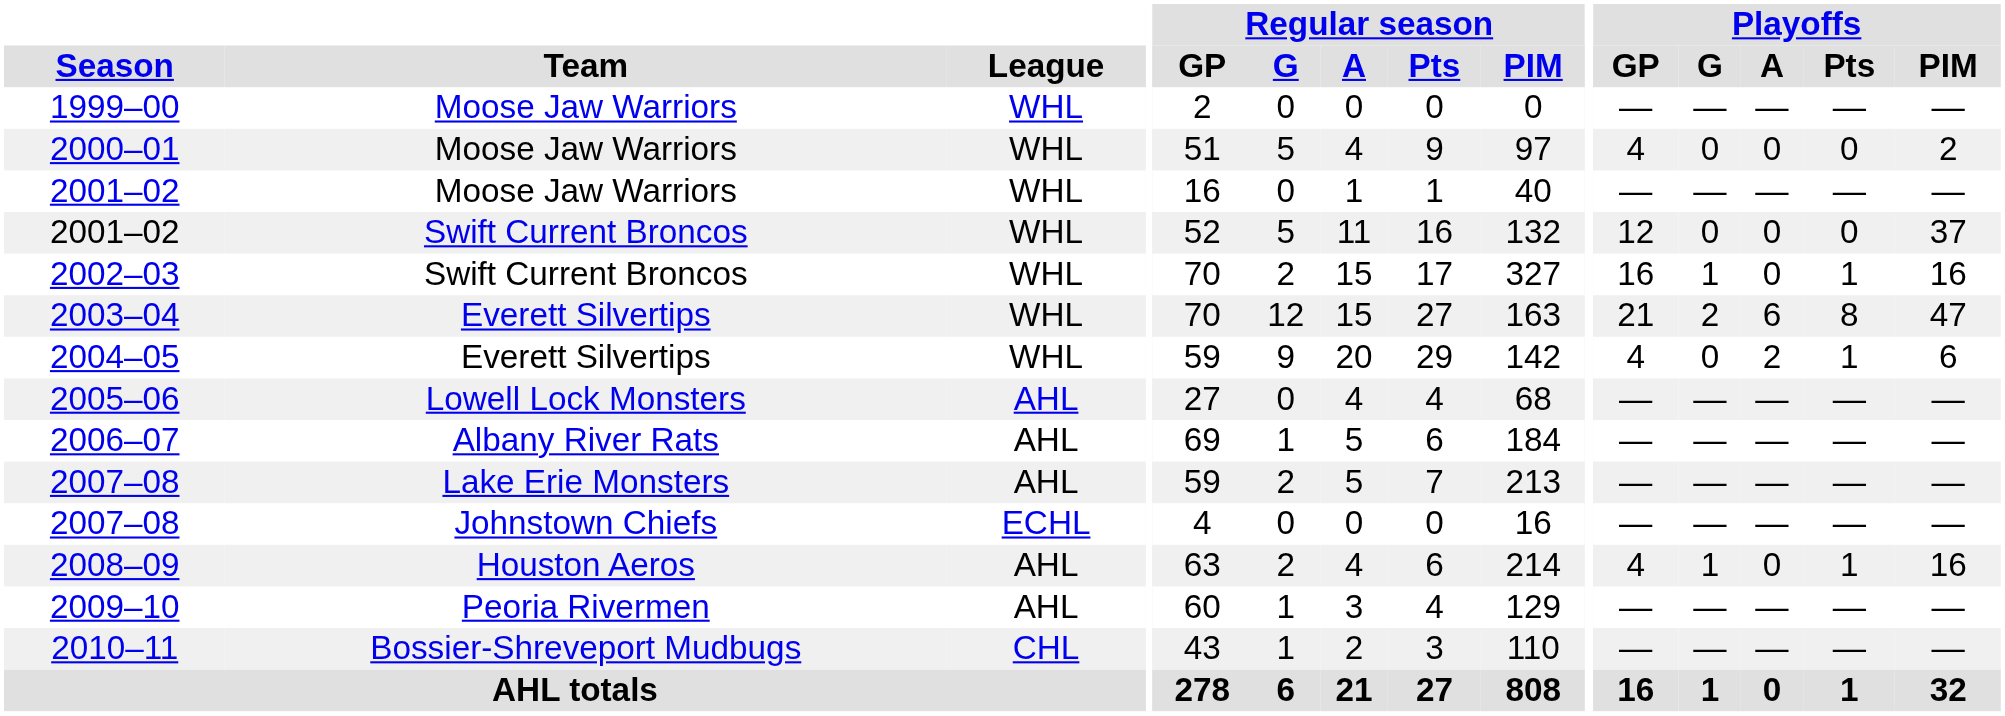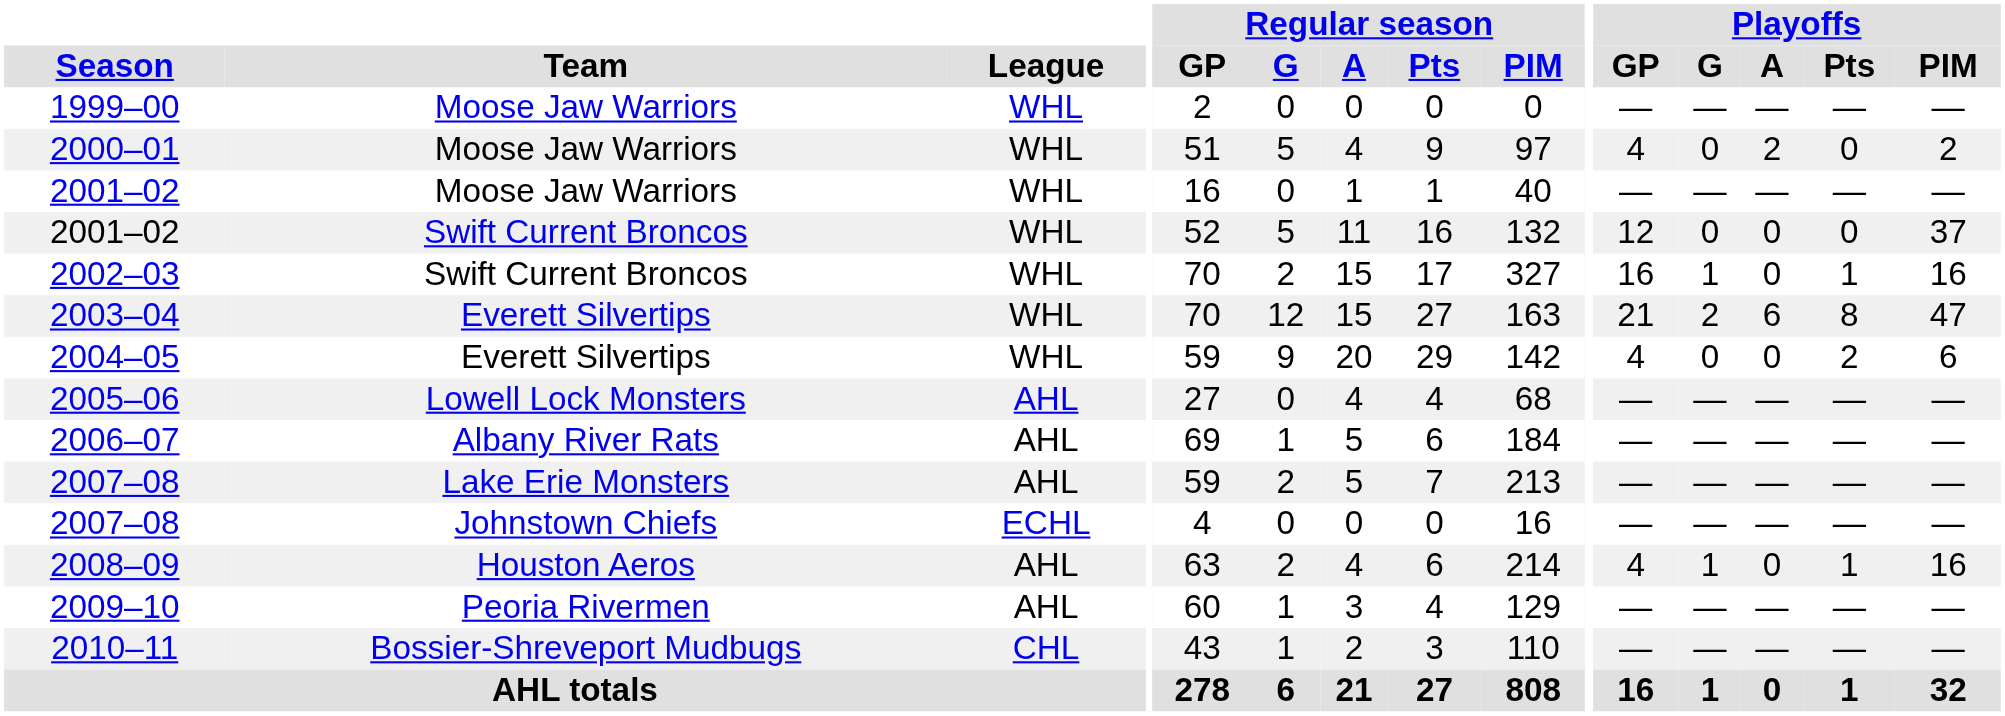(1772, 149) 0 -> (1772, 149) 2
(1772, 357) 2 -> (1772, 357) 0
(1849, 357) 1 -> (1849, 357) 2
